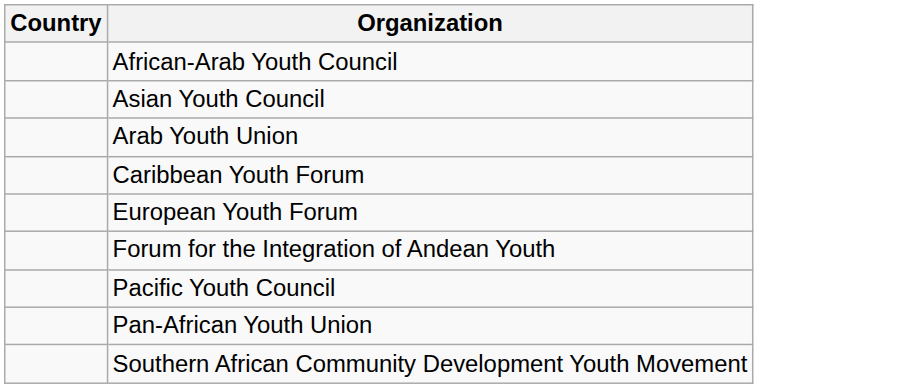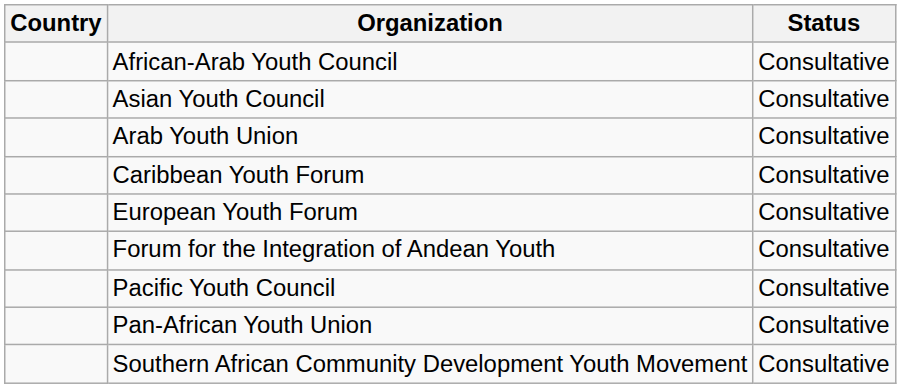+ column: (824, 23)
